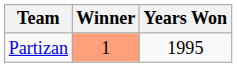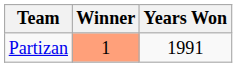(185, 47) 1995 -> (185, 47) 1991
